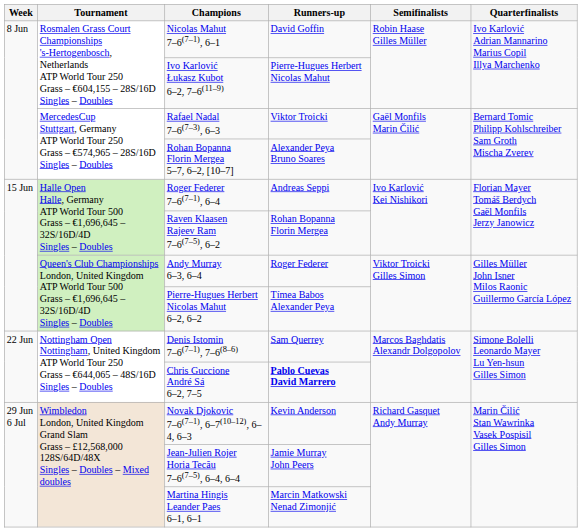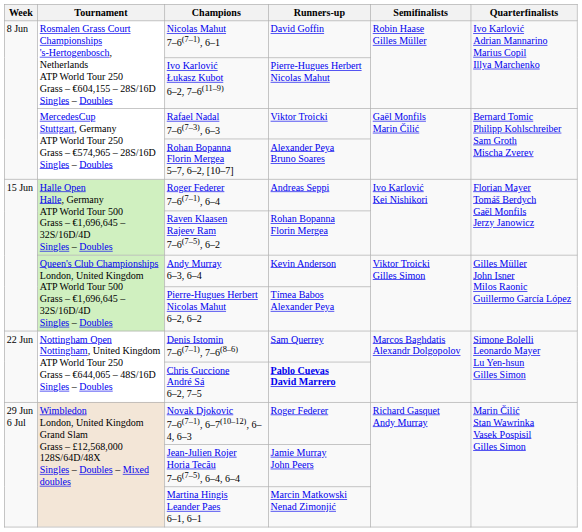(299, 264) Roger Federer -> (303, 264) Kevin Anderson
(303, 410) Kevin Anderson -> (299, 410) Roger Federer
